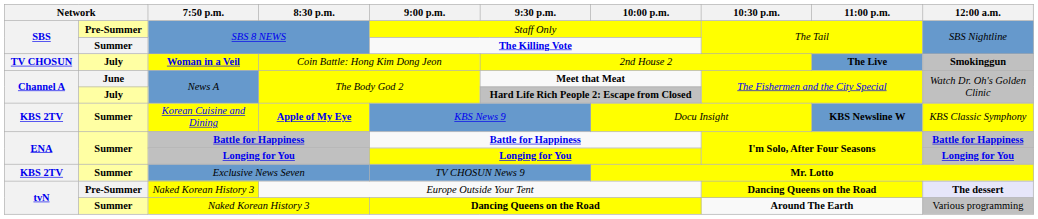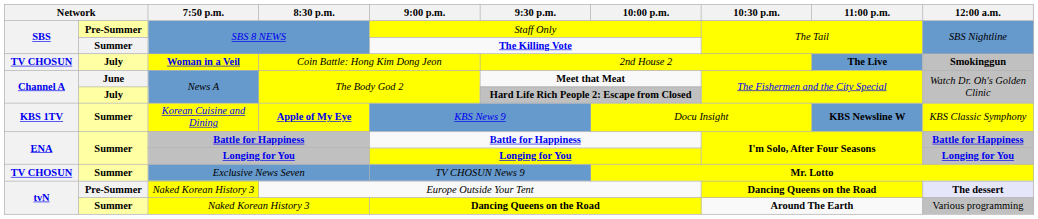(42, 117) KBS 2TV -> (42, 117) KBS 1TV
(42, 172) KBS 2TV -> (42, 172) TV CHOSUN
